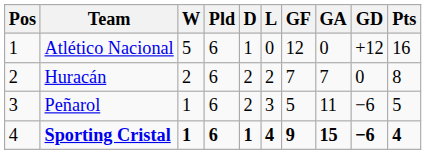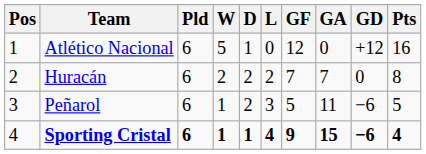columns swapped: (222, 18) <-> (191, 18)
